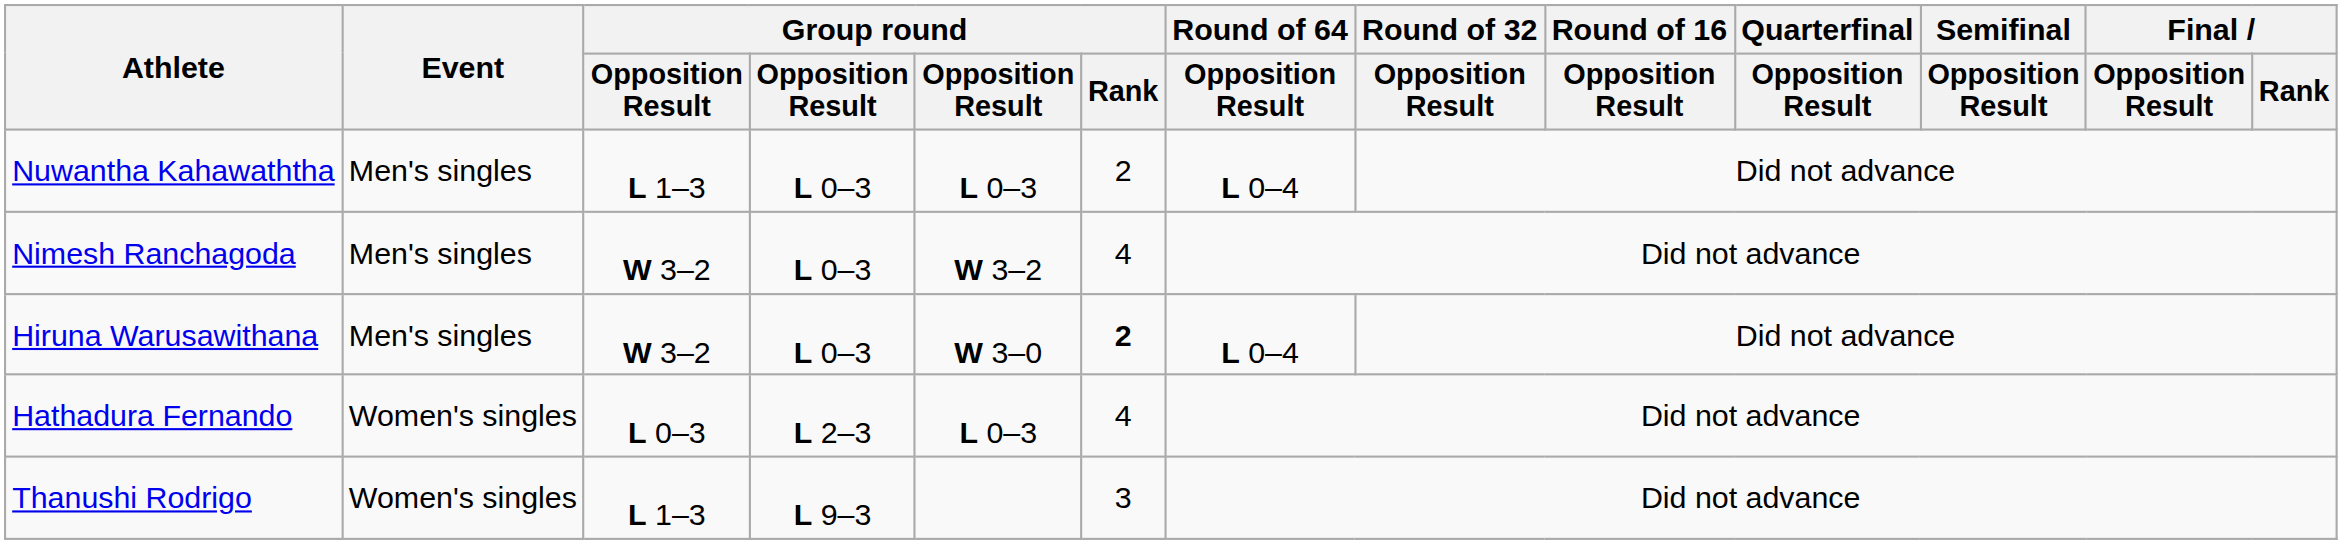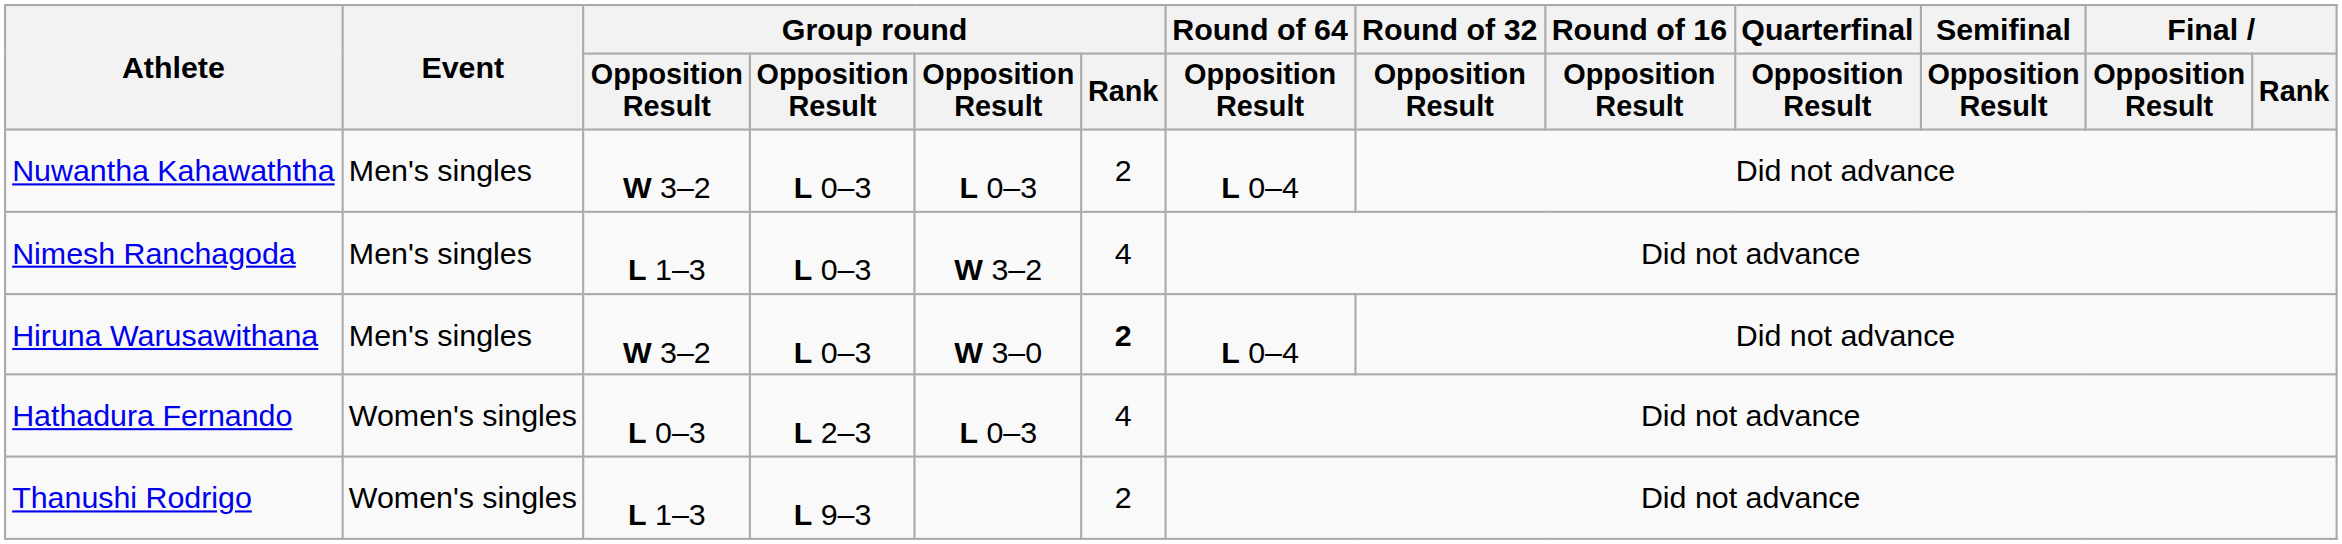(667, 188) L 1–3 -> (667, 188) W 3–2
(667, 270) W 3–2 -> (667, 270) L 1–3
(1123, 498) 3 -> (1123, 498) 2
